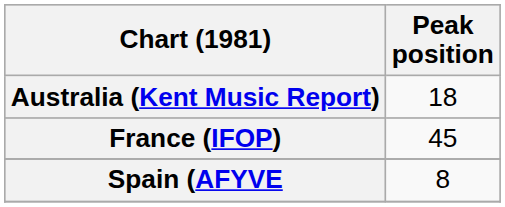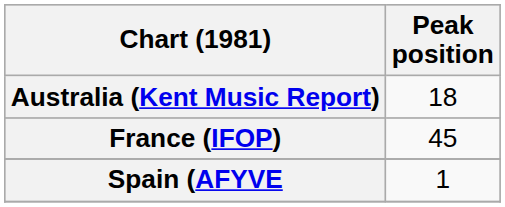(443, 179) 8 -> (443, 179) 1
